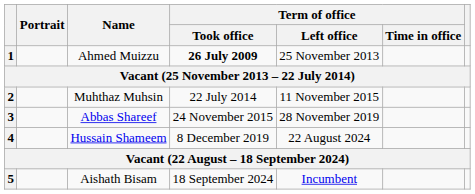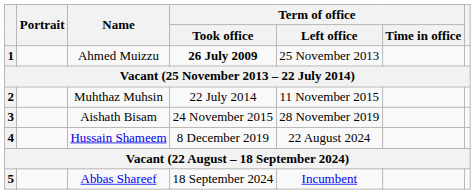(118, 117) Abbas Shareef -> (118, 117) Aishath Bisam
(118, 179) Aishath Bisam -> (118, 179) Abbas Shareef
